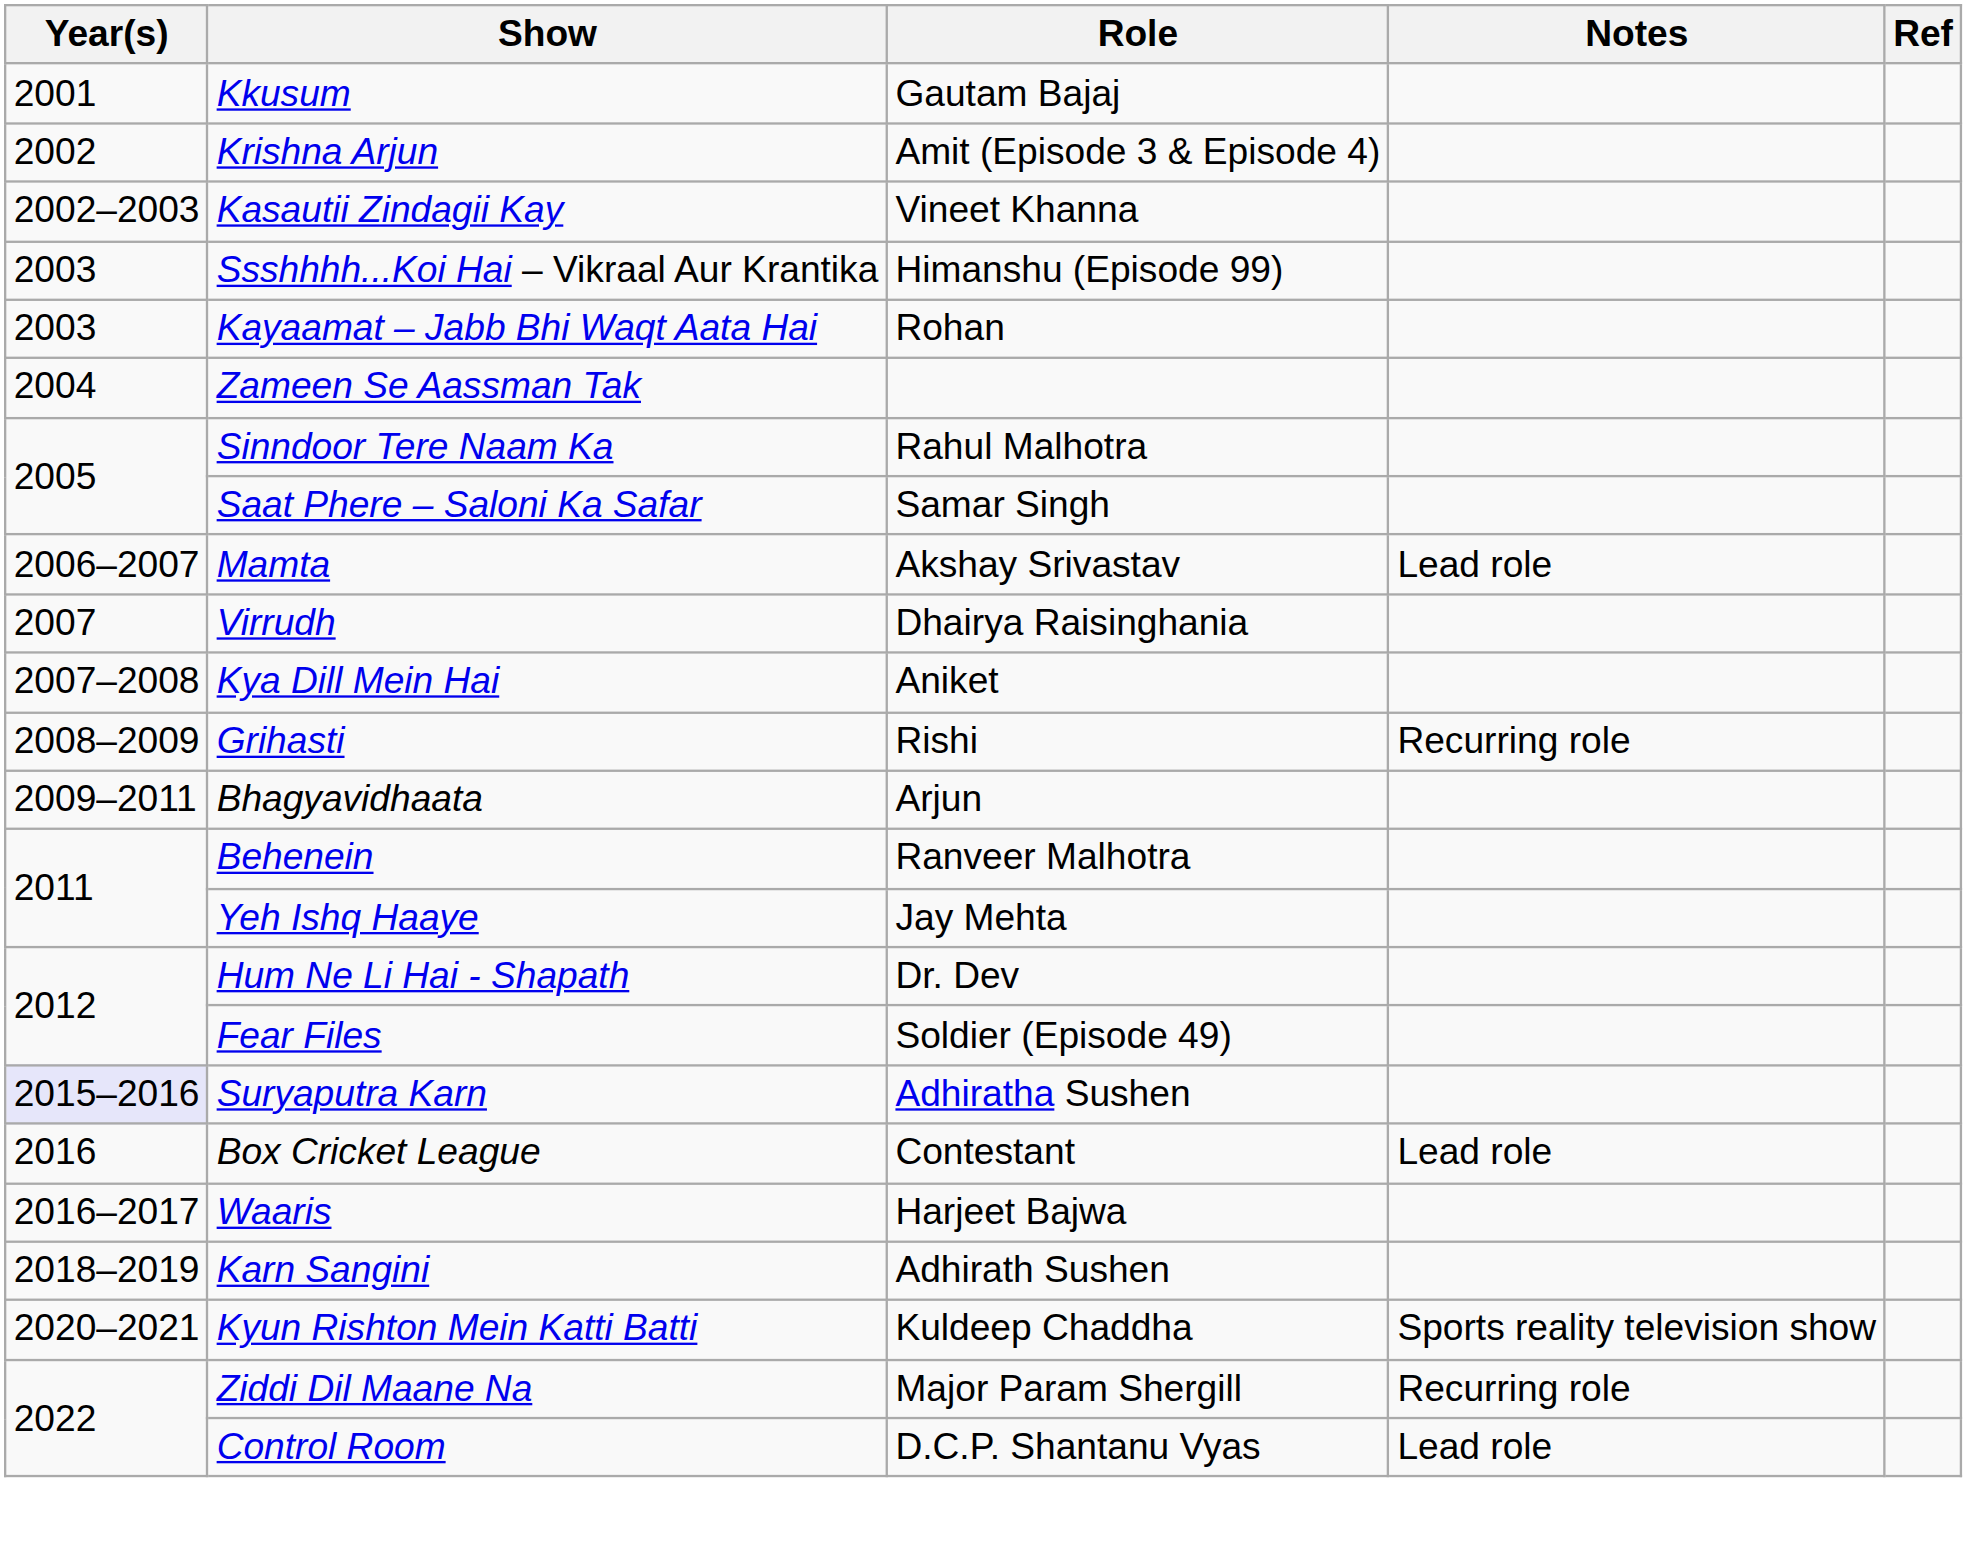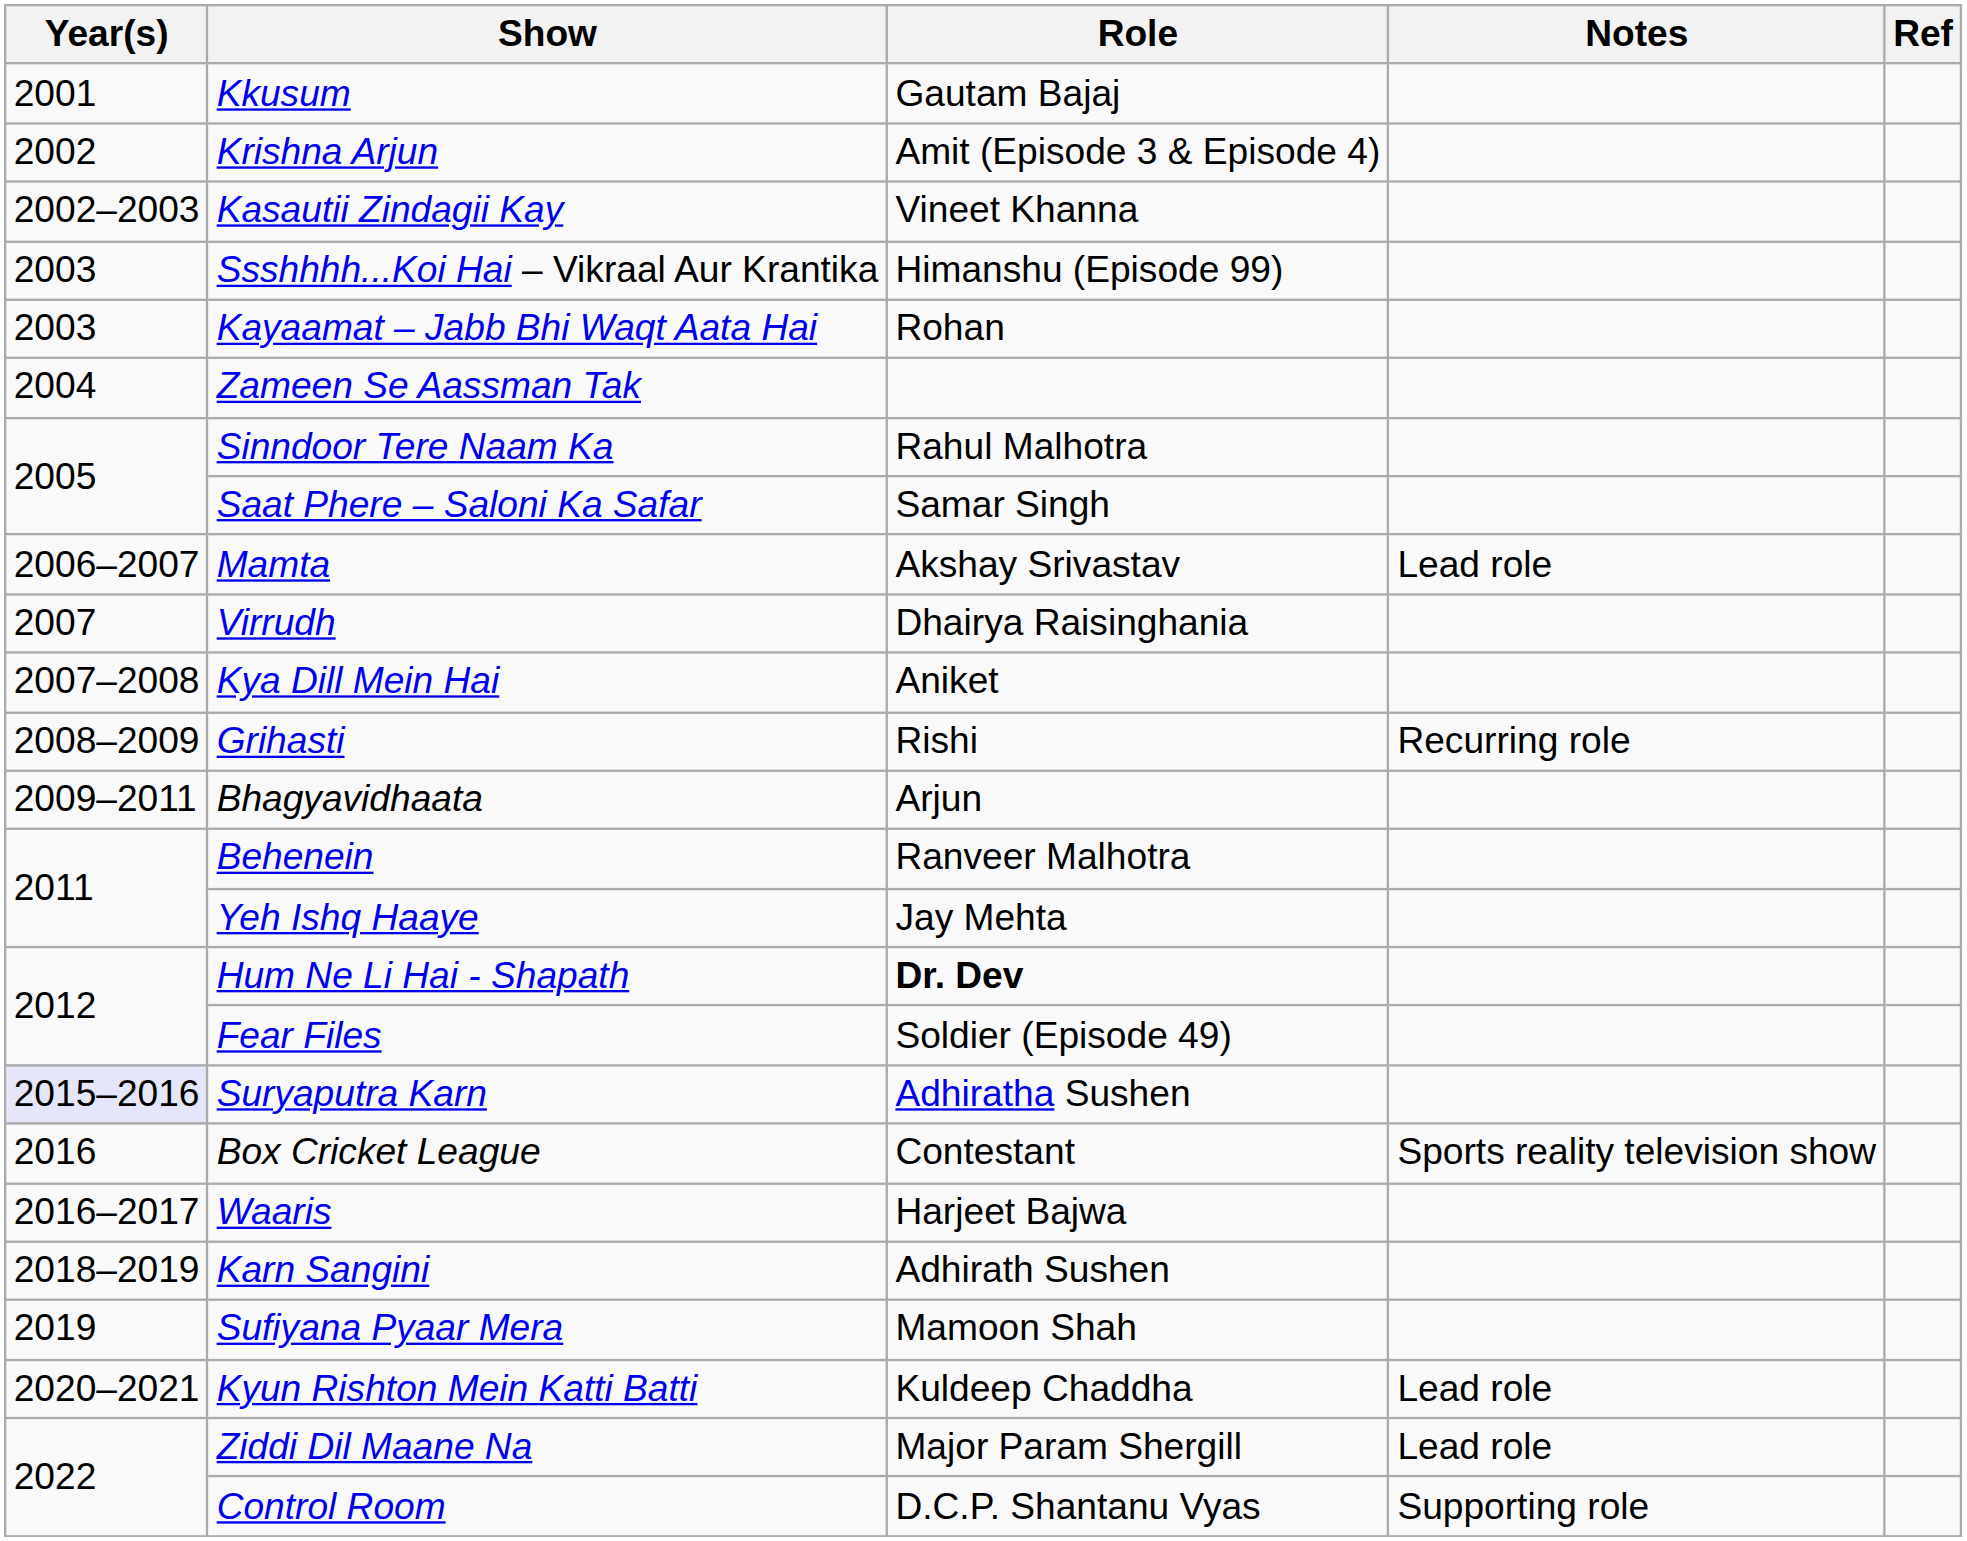(957, 975) normal -> (959, 975) bold
(1475, 1152) Lead role -> (1637, 1152) Sports reality television show
+ row: (390, 1329)
(1637, 1329) Sports reality television show -> (1475, 1387) Lead role
(1514, 1387) Recurring role -> (1475, 1446) Lead role
(1475, 1446) Lead role -> (1523, 1505) Supporting role
